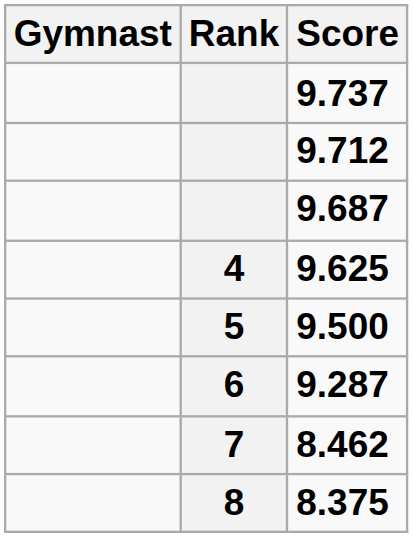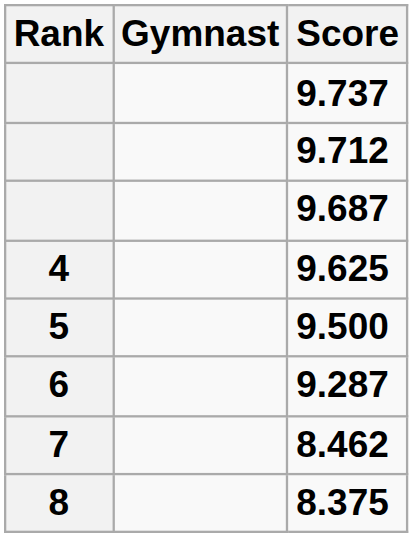columns swapped: (234, 33) <-> (93, 33)
